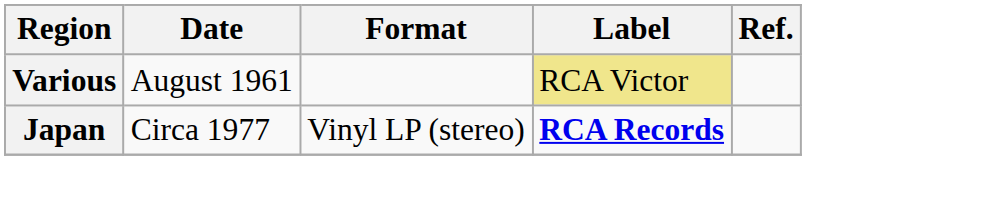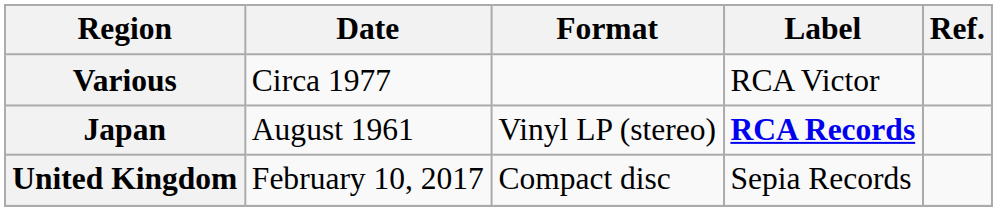(212, 79) August 1961 -> (321, 79) Circa 1977
(614, 79) khaki background -> (805, 79) no background
(200, 129) Circa 1977 -> (333, 129) August 1961
+ row: (125, 179)
